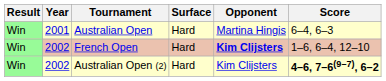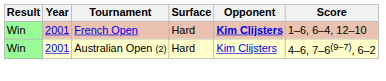- row: (113, 30)
(57, 47) 2002 -> (57, 30) 2001
(57, 66) 2002 -> (57, 49) 2001
(335, 66) bold -> (332, 49) normal
